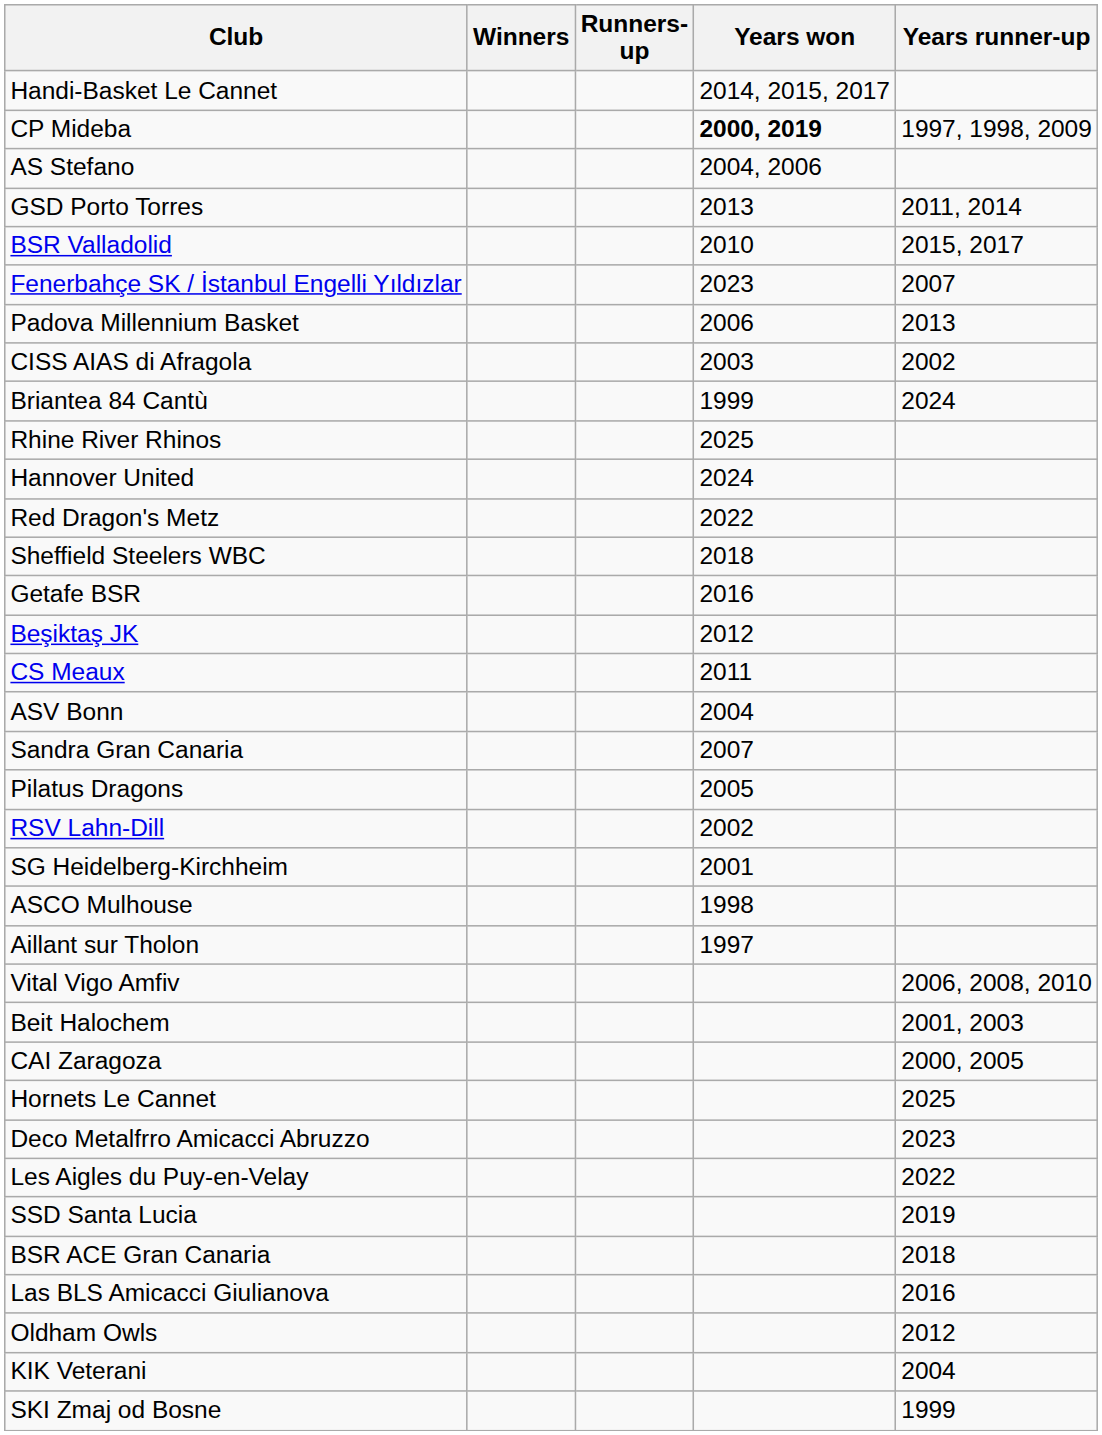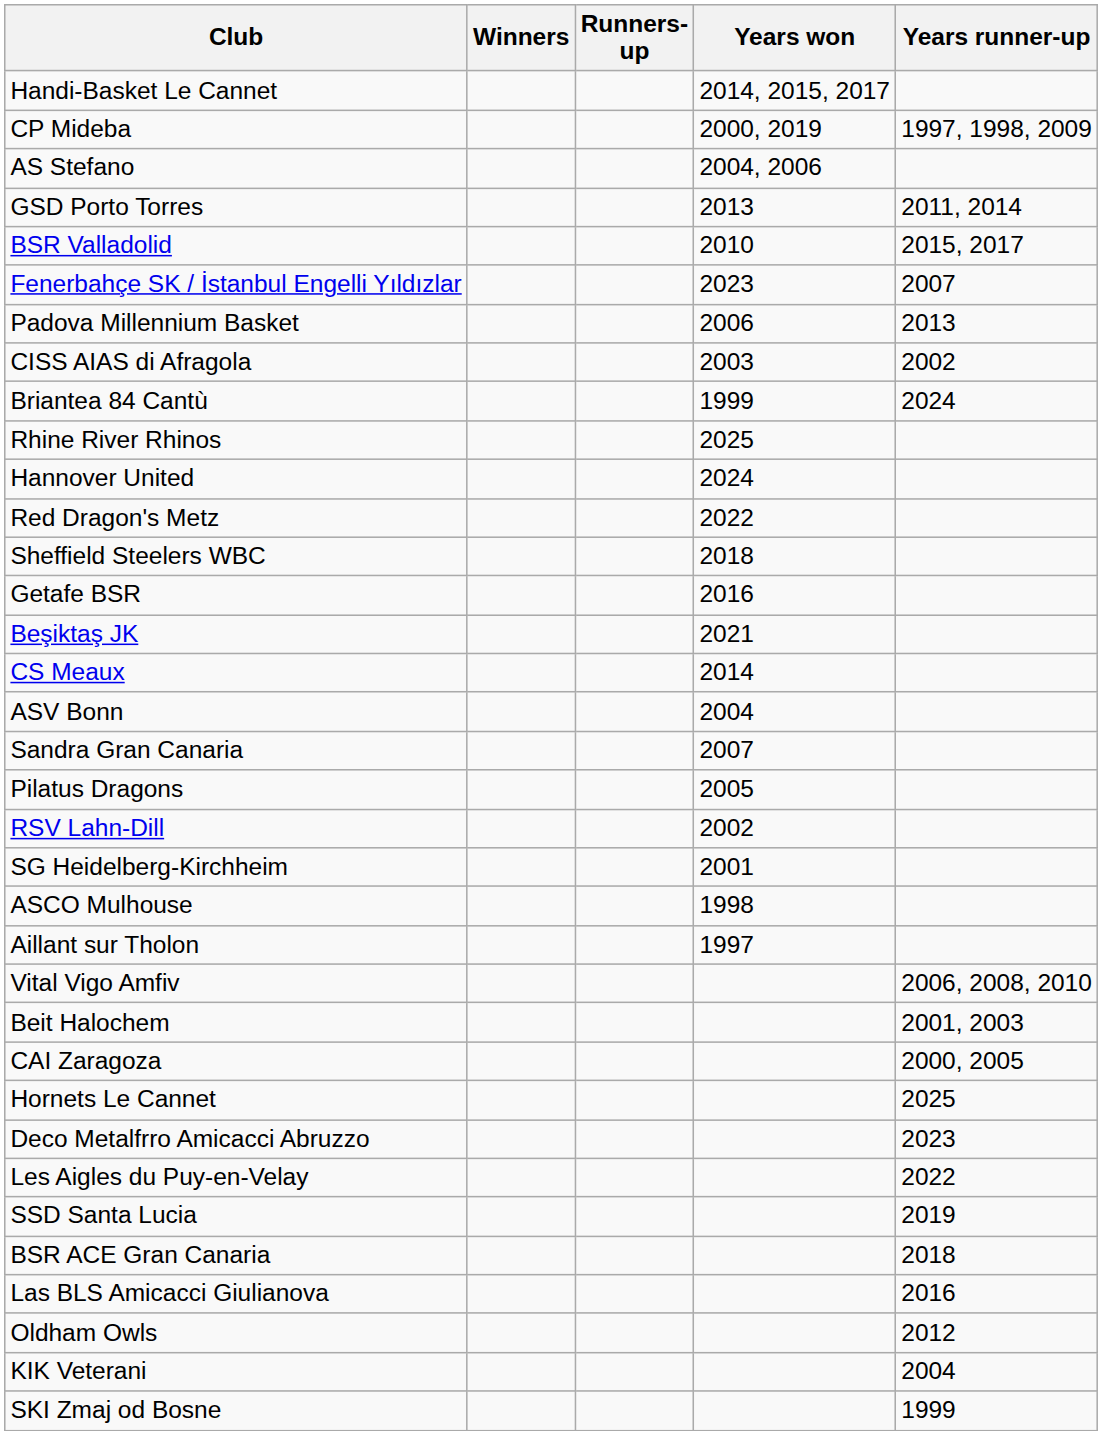(761, 129) bold -> (761, 129) normal
(727, 633) 2012 -> (727, 633) 2021
(726, 672) 2011 -> (727, 672) 2014
